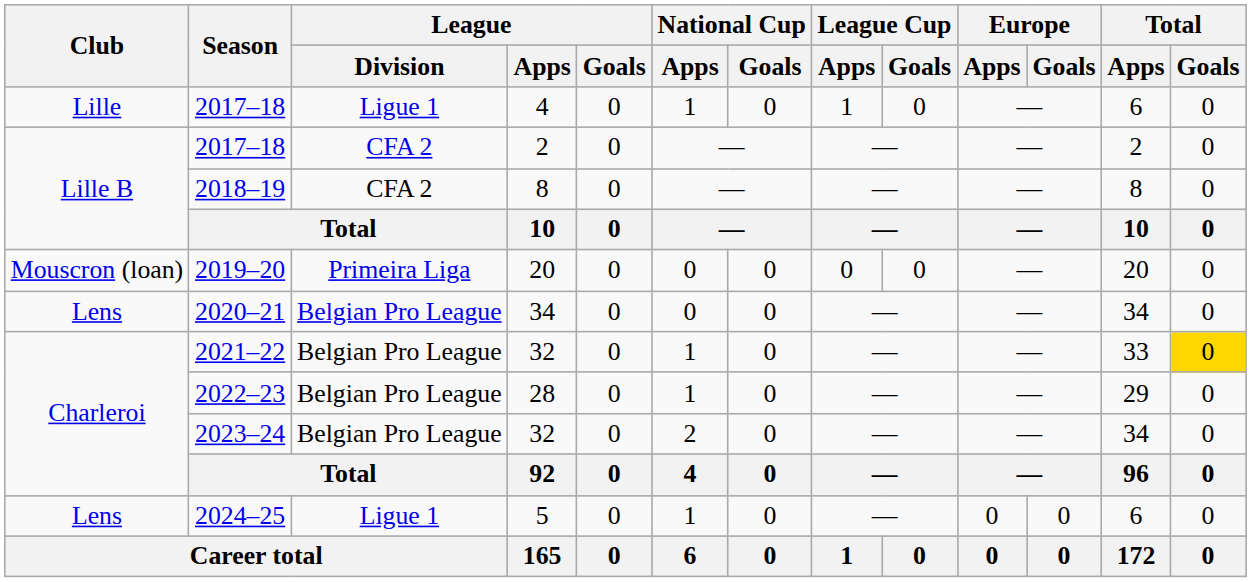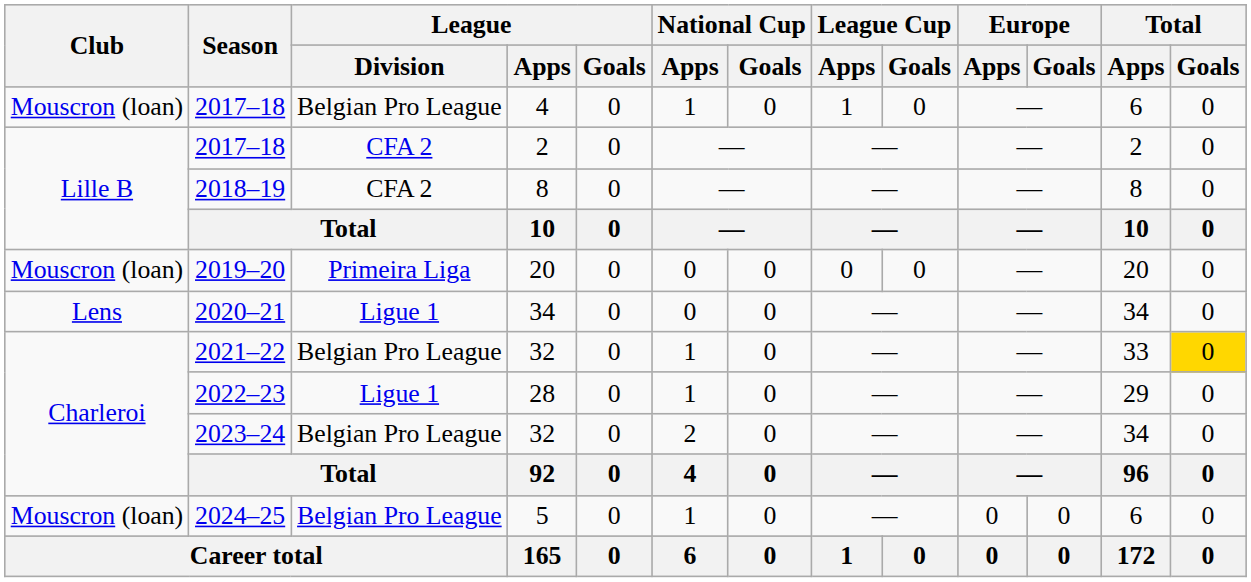(97, 106) Lille -> (97, 106) Mouscron (loan)
(399, 106) Ligue 1 -> (399, 106) Belgian Pro League
(399, 310) Belgian Pro League -> (399, 310) Ligue 1
(399, 392) Belgian Pro League -> (399, 392) Ligue 1
(97, 515) Lens -> (97, 515) Mouscron (loan)
(399, 515) Ligue 1 -> (399, 515) Belgian Pro League
